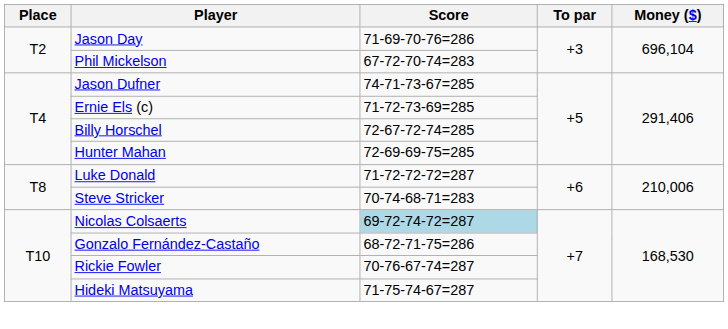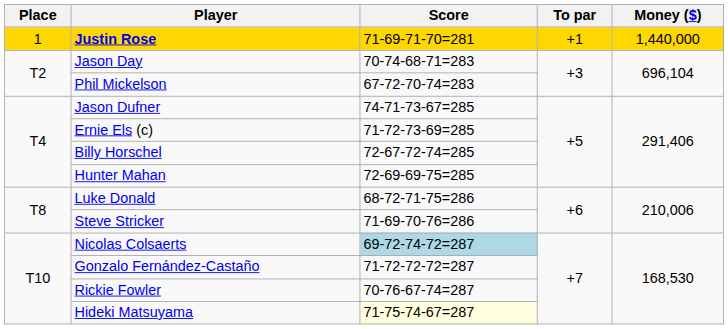+ row: (115, 38)
(419, 38) 71-69-70-76=286 -> (419, 61) 70-74-68-71=283
(419, 175) 71-72-72-72=287 -> (419, 198) 68-72-71-75=286
(419, 198) 70-74-68-71=283 -> (419, 221) 71-69-70-76=286
(419, 244) 68-72-71-75=286 -> (419, 267) 71-72-72-72=287
(419, 289) no background -> (419, 312) lightyellow background
